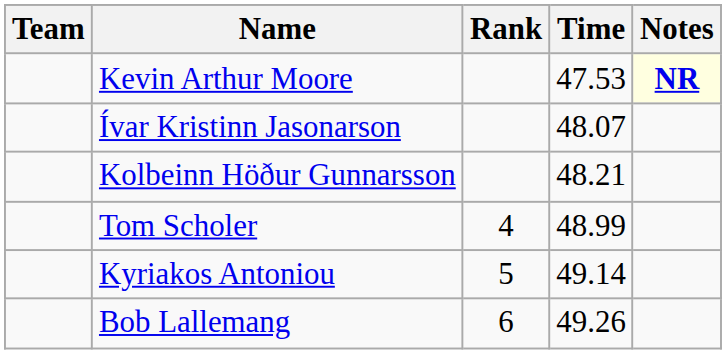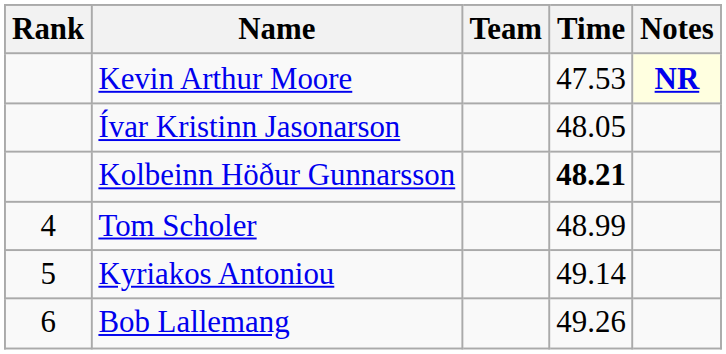columns swapped: (506, 28) <-> (48, 28)
(591, 126) 48.07 -> (591, 126) 48.05
(591, 175) normal -> (591, 175) bold
